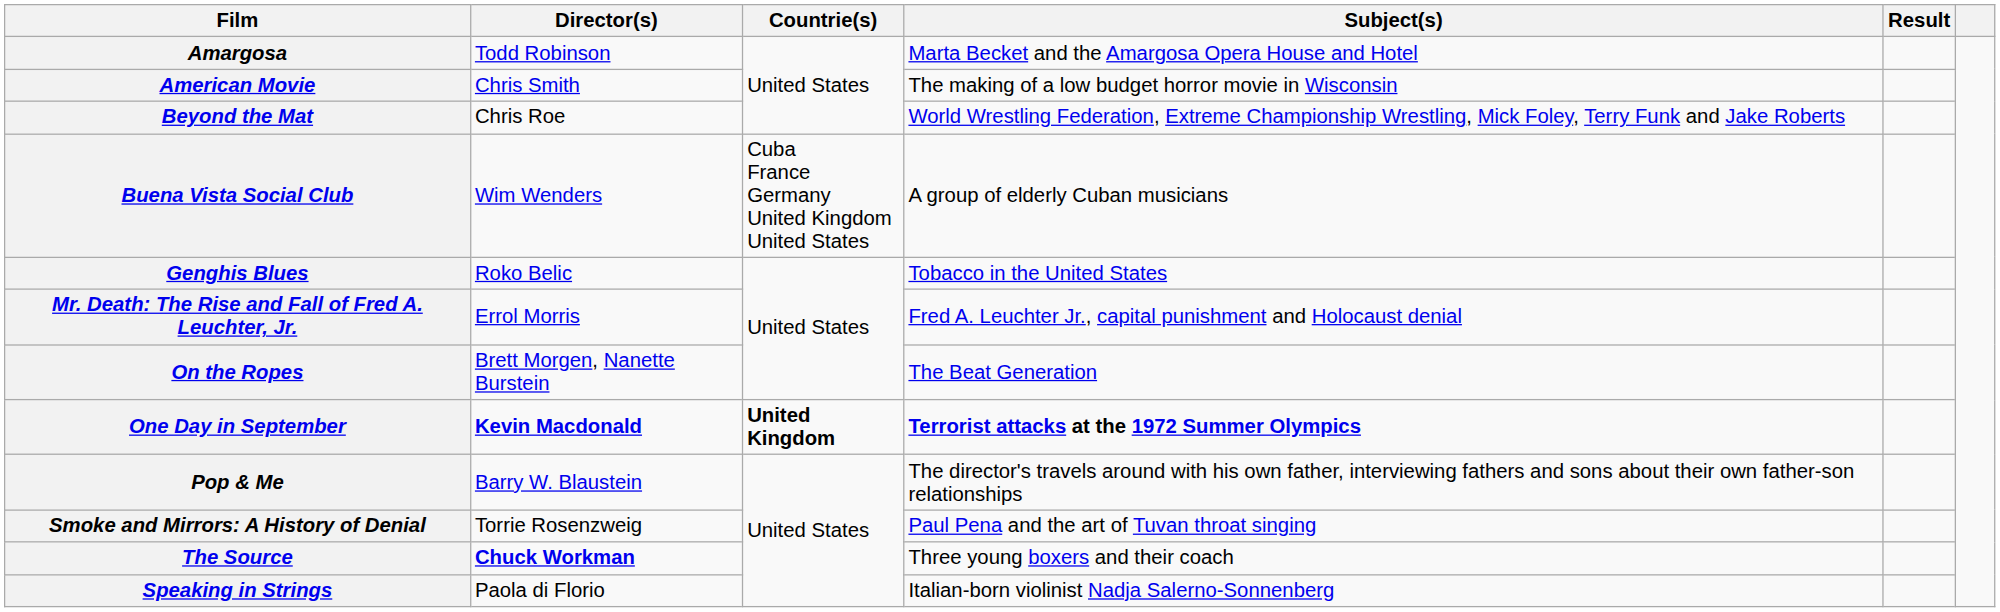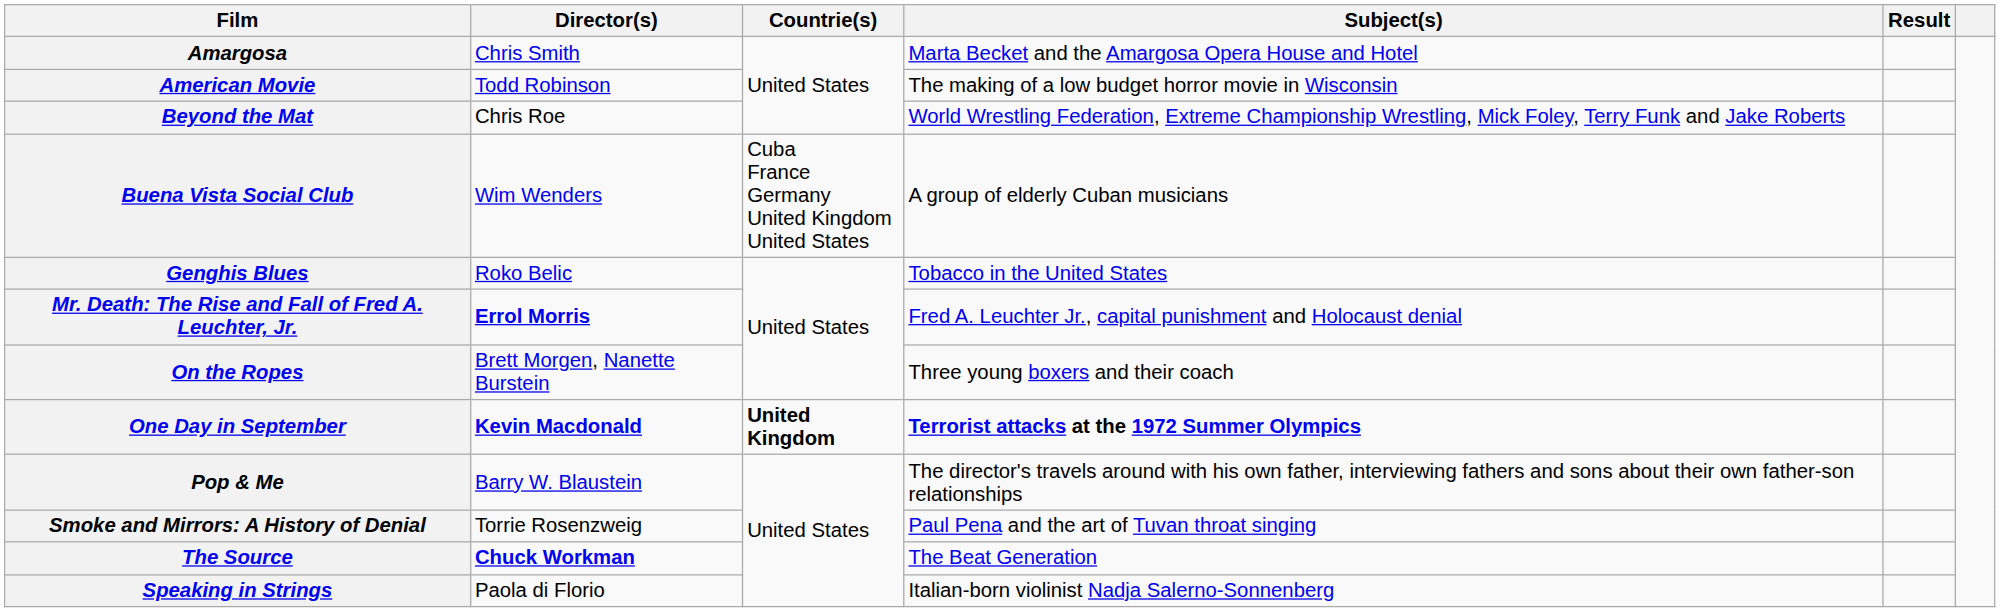(543, 52) Todd Robinson -> (527, 52) Chris Smith
(527, 85) Chris Smith -> (543, 85) Todd Robinson
(527, 316) normal -> (532, 316) bold
(1003, 371) The Beat Generation -> (1071, 371) Three young boxers and their coach
(1071, 557) Three young boxers and their coach -> (1003, 557) The Beat Generation
